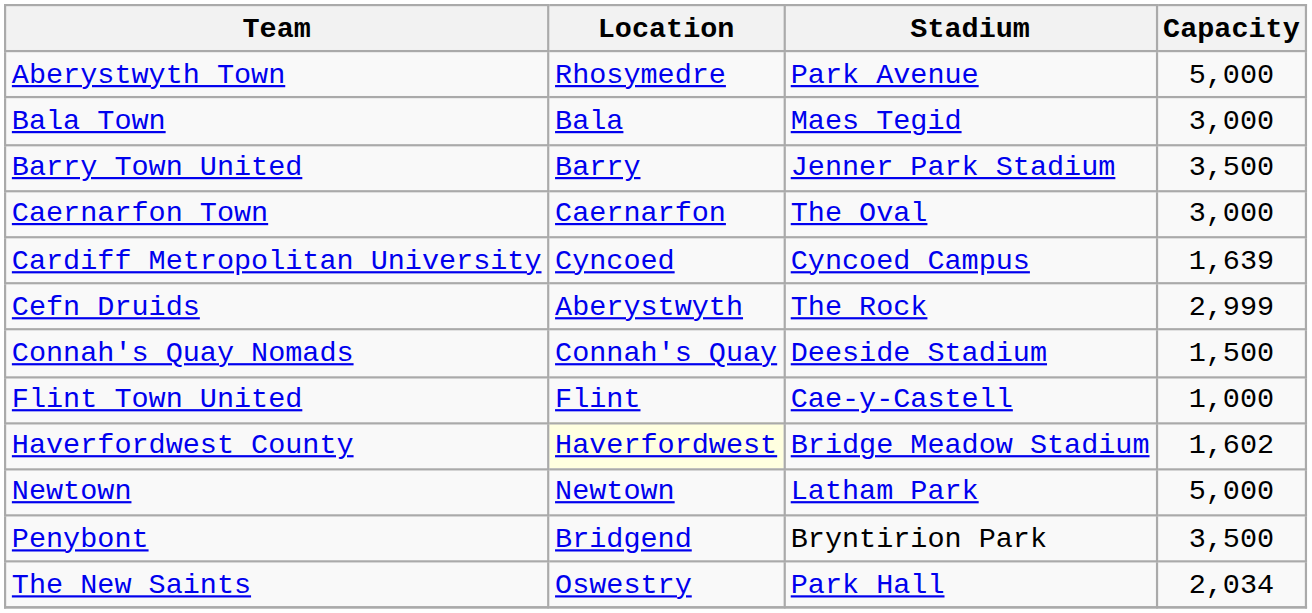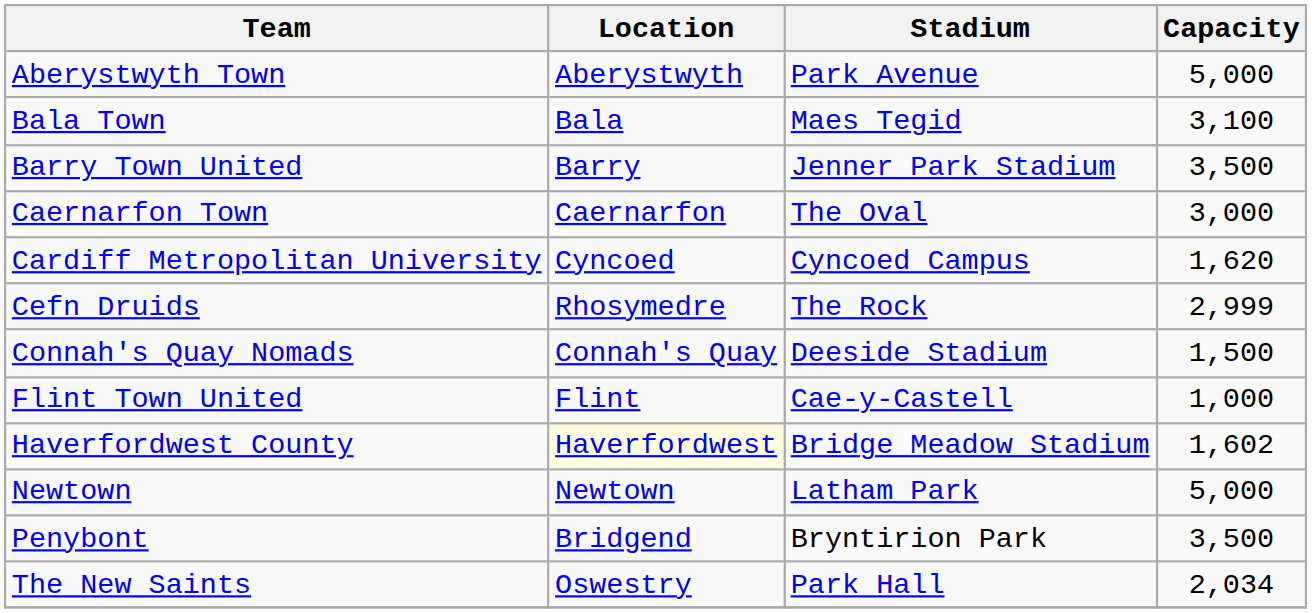(640, 75) Rhosymedre -> (649, 75) Aberystwyth
(1231, 121) 3,000 -> (1231, 121) 3,100
(1231, 260) 1,639 -> (1231, 260) 1,620
(649, 307) Aberystwyth -> (640, 307) Rhosymedre
